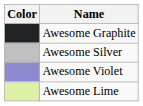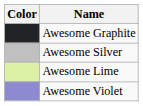rows swapped: (83, 71) <-> (81, 91)
